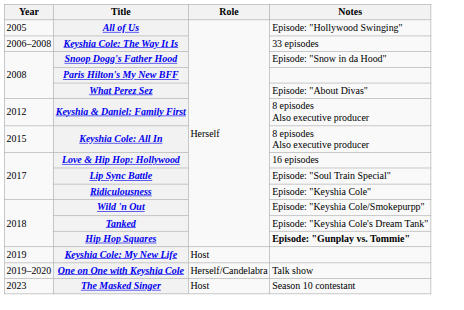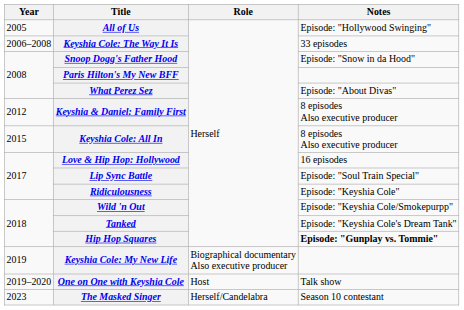(200, 254) Host -> (243, 260) Biographical documentary Also executive producer
(229, 270) Herself/Candelabra -> (200, 281) Host
(200, 286) Host -> (229, 297) Herself/Candelabra
